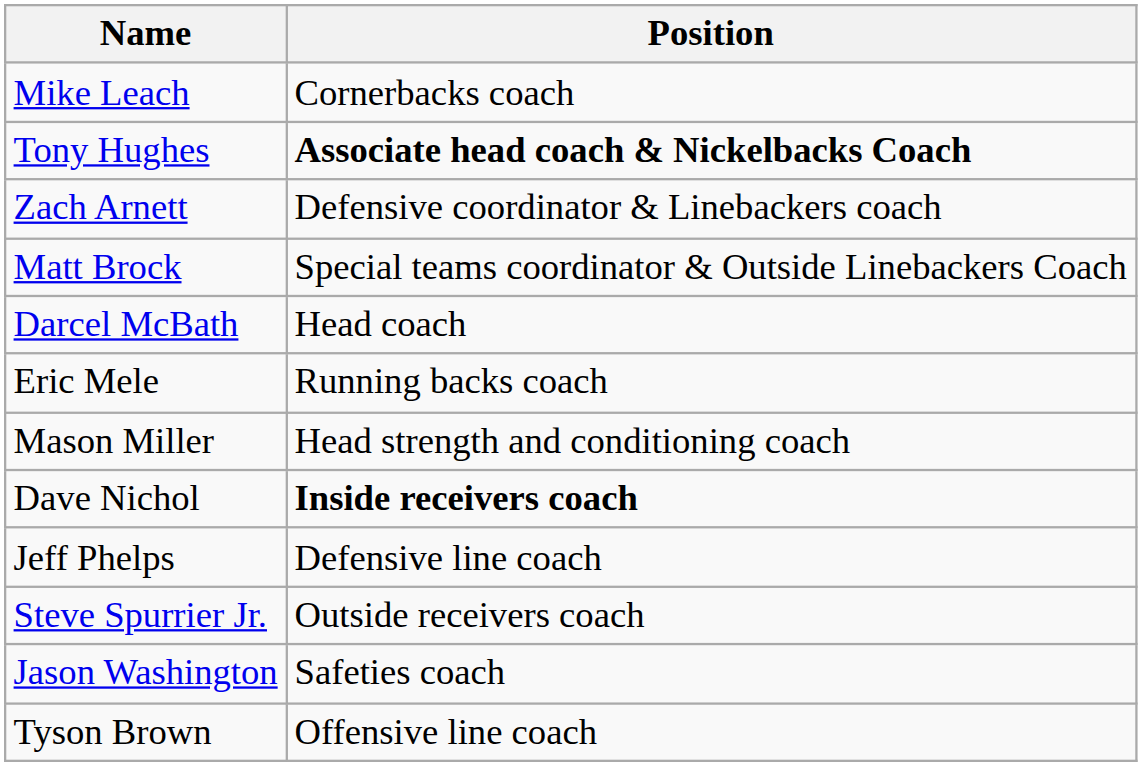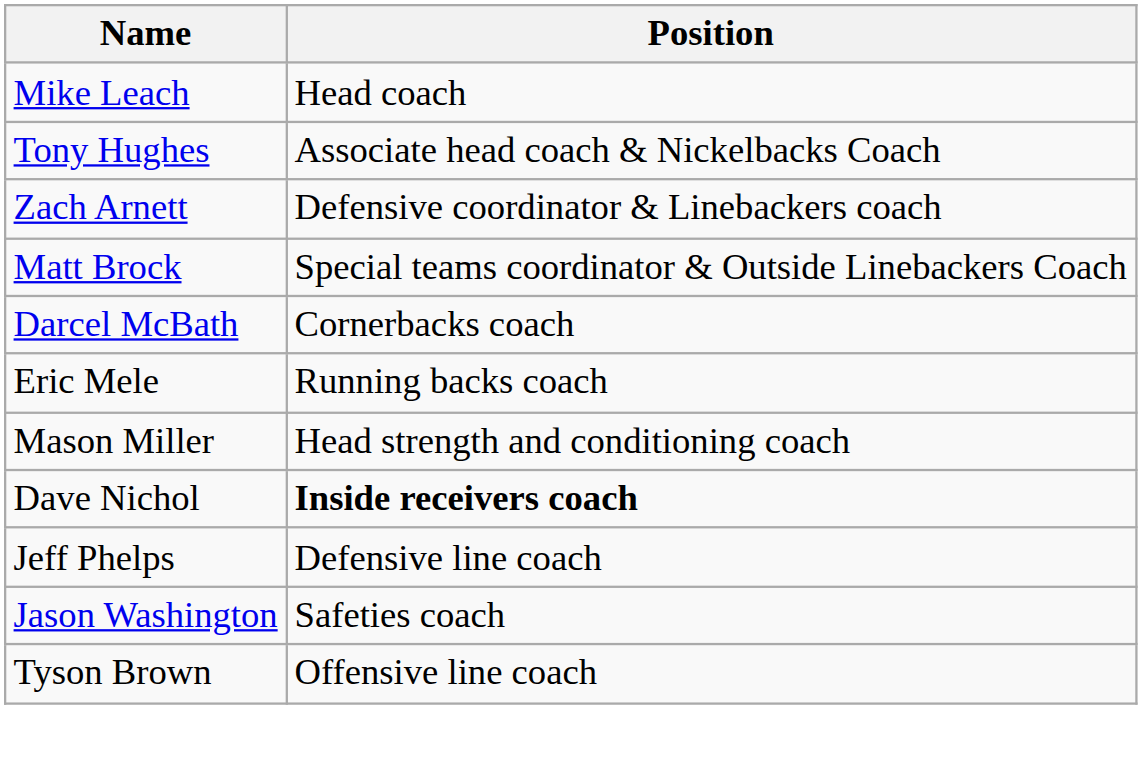(434, 91) Cornerbacks coach -> (380, 91) Head coach
(633, 149) bold -> (618, 149) normal
(380, 324) Head coach -> (434, 324) Cornerbacks coach
- row: (140, 614)
